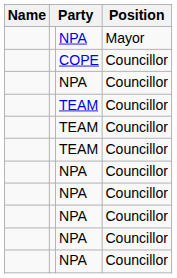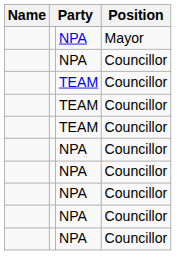- row: (79, 60)
